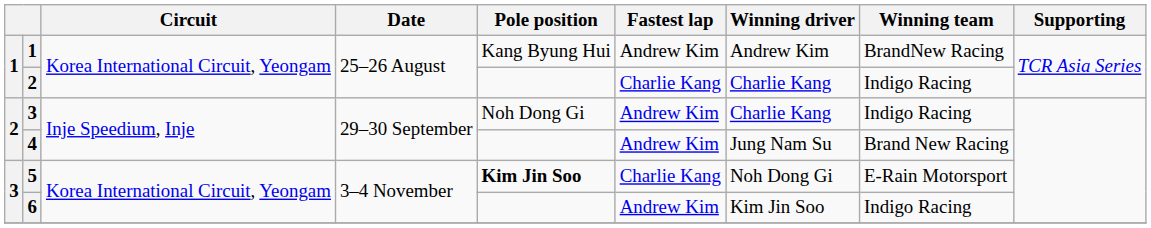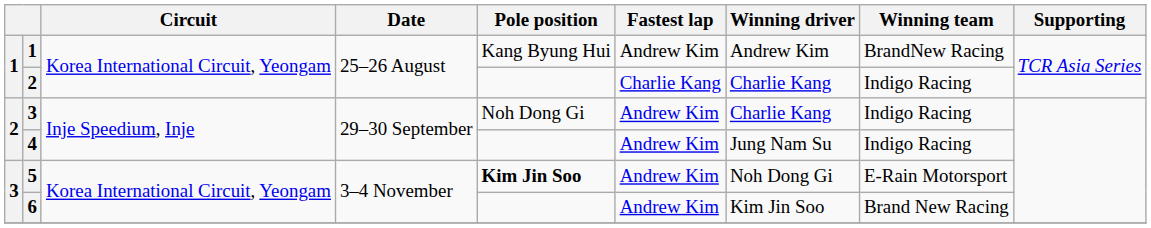(936, 144) Brand New Racing -> (918, 144) Indigo Racing
(670, 175) Charlie Kang -> (669, 175) Andrew Kim
(918, 206) Indigo Racing -> (936, 206) Brand New Racing
